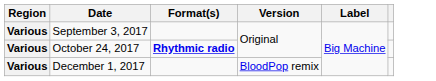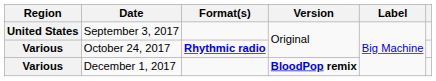(27, 31) Various -> (43, 31) United States
(279, 66) normal -> (314, 66) bold
